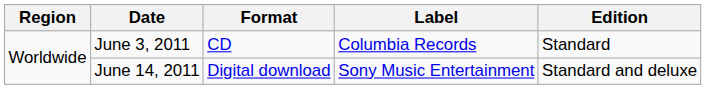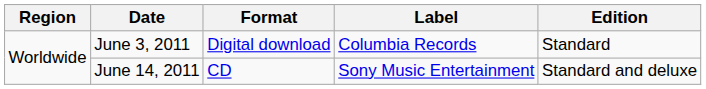(219, 44) CD -> (269, 44) Digital download
(269, 71) Digital download -> (219, 71) CD
